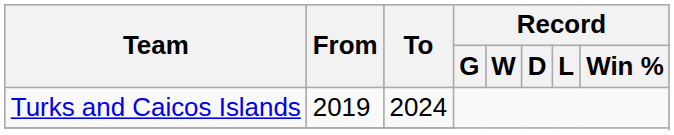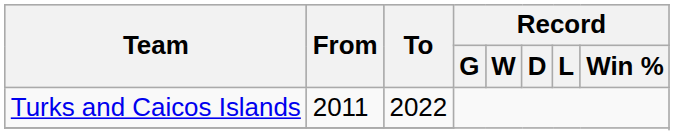(342, 107) 2019 -> (341, 107) 2011
(418, 107) 2024 -> (418, 107) 2022
